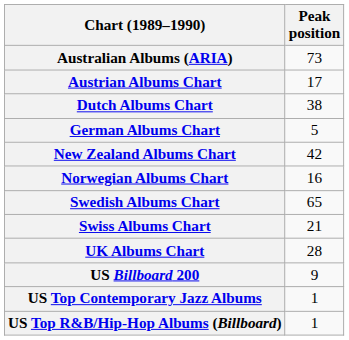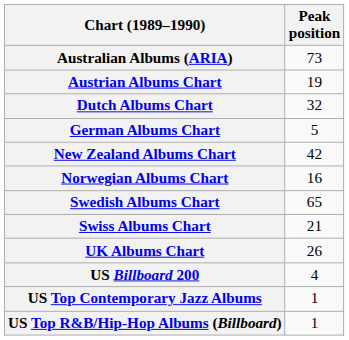(314, 81) 17 -> (314, 81) 19
(314, 105) 38 -> (314, 105) 32
(314, 250) 28 -> (314, 250) 26
(314, 274) 9 -> (314, 274) 4
